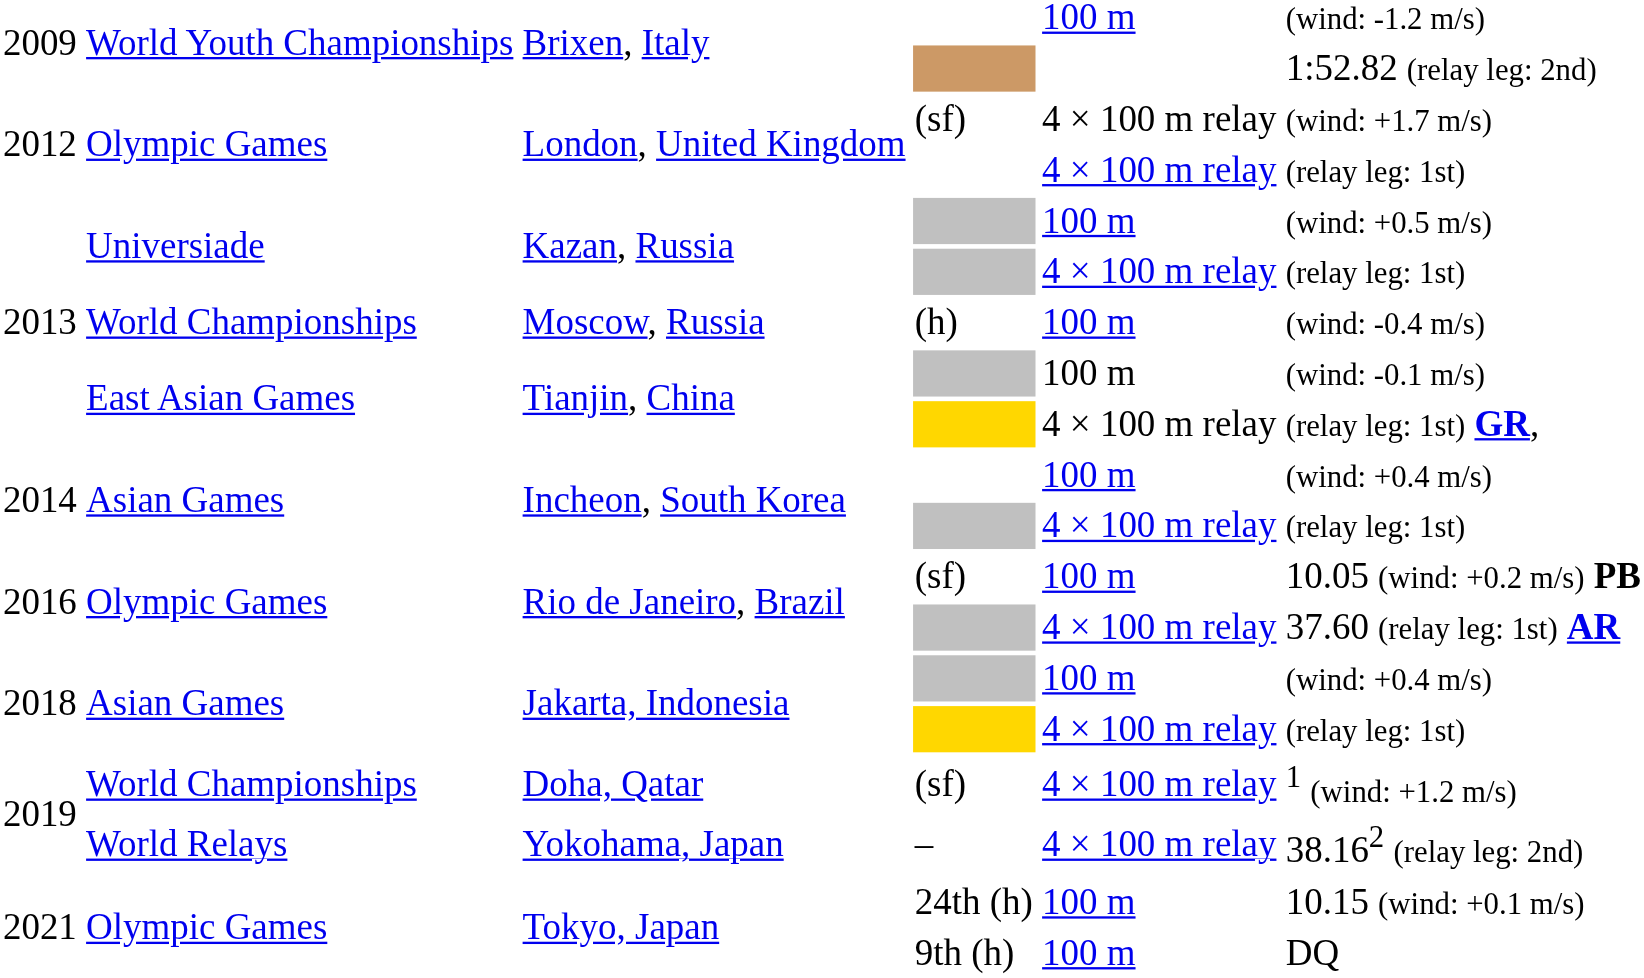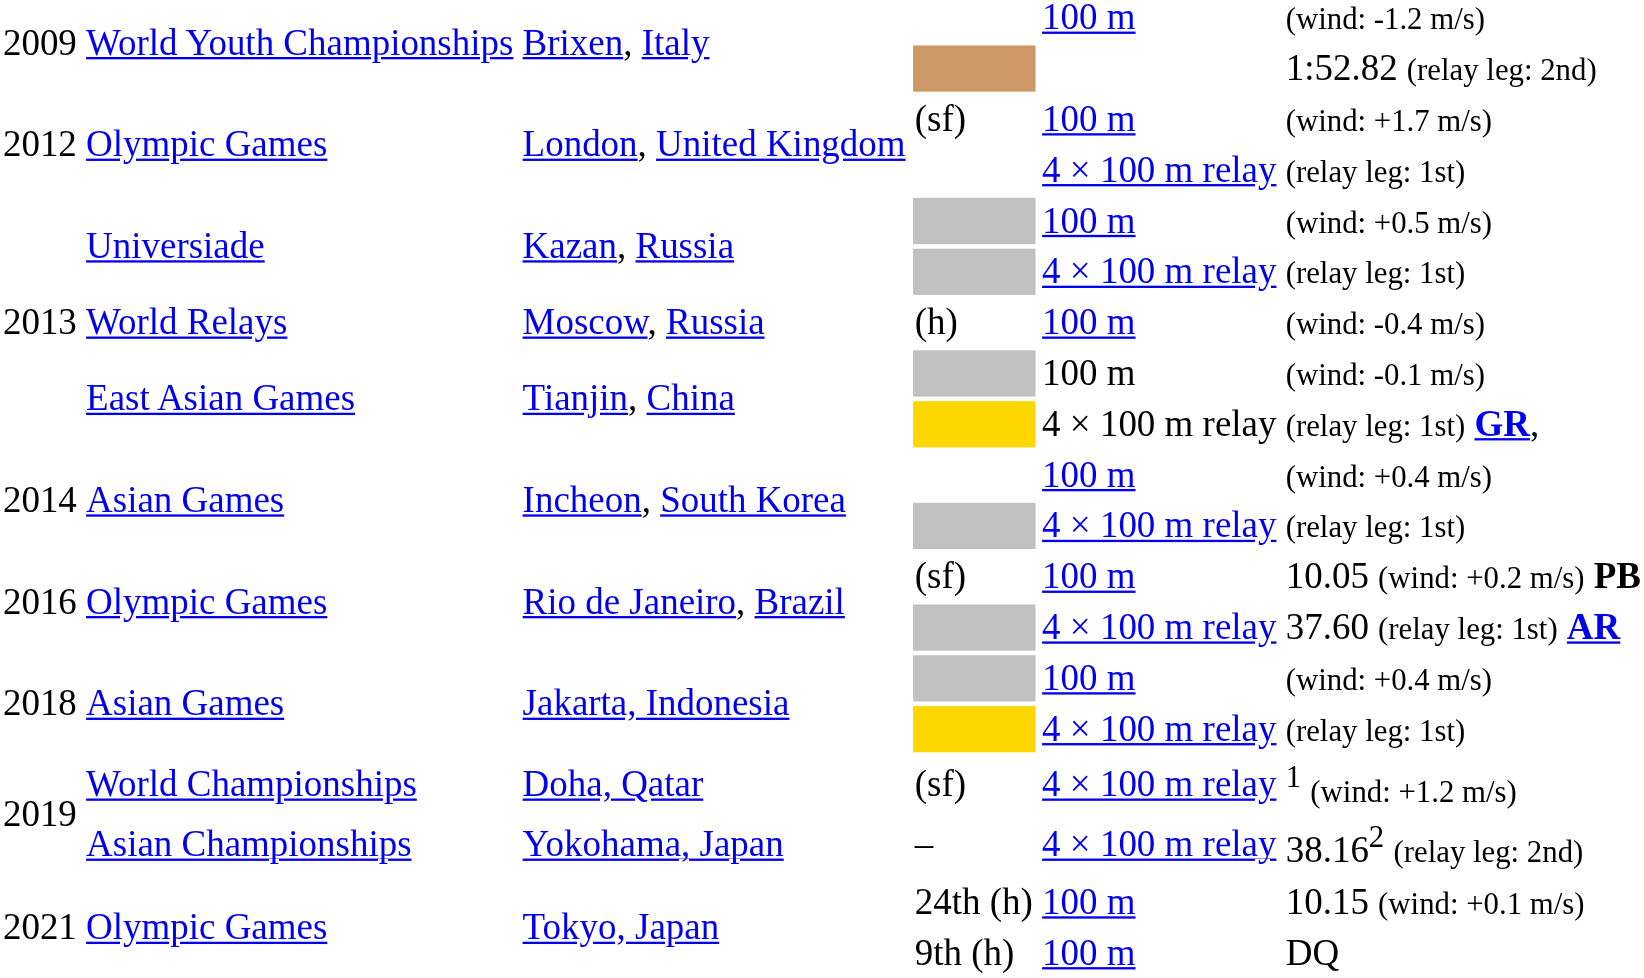(1159, 118) 4 × 100 m relay -> (1089, 118) 100 m
(251, 321) World Championships -> (187, 321) World Relays
(187, 845) World Relays -> (249, 845) Asian Championships
